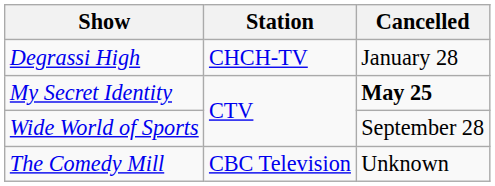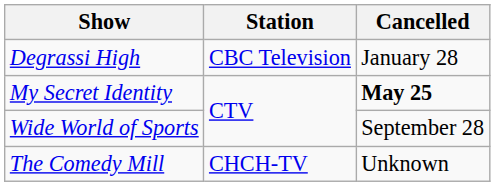(258, 57) CHCH-TV -> (280, 57) CBC Television
(280, 163) CBC Television -> (258, 163) CHCH-TV
